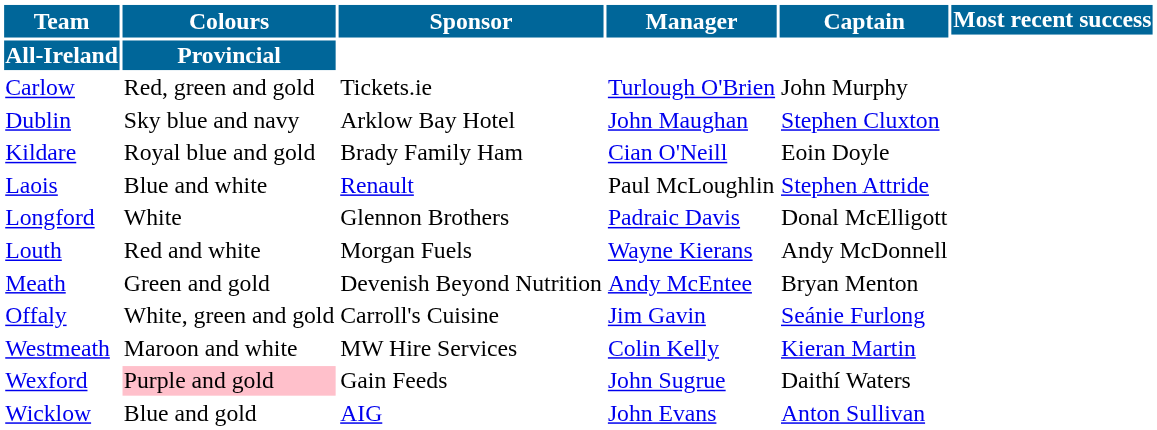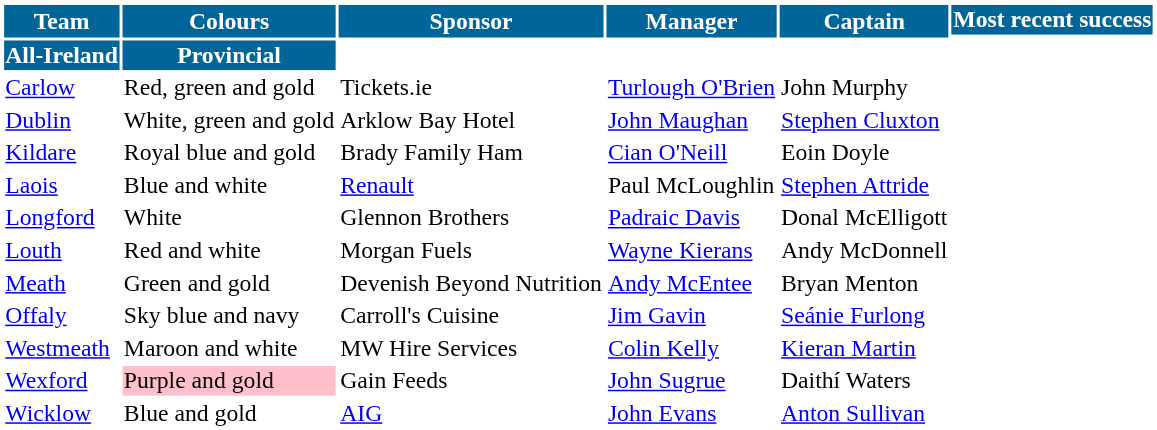(212, 120) Sky blue and navy -> (229, 120) White, green and gold
(229, 315) White, green and gold -> (212, 315) Sky blue and navy
